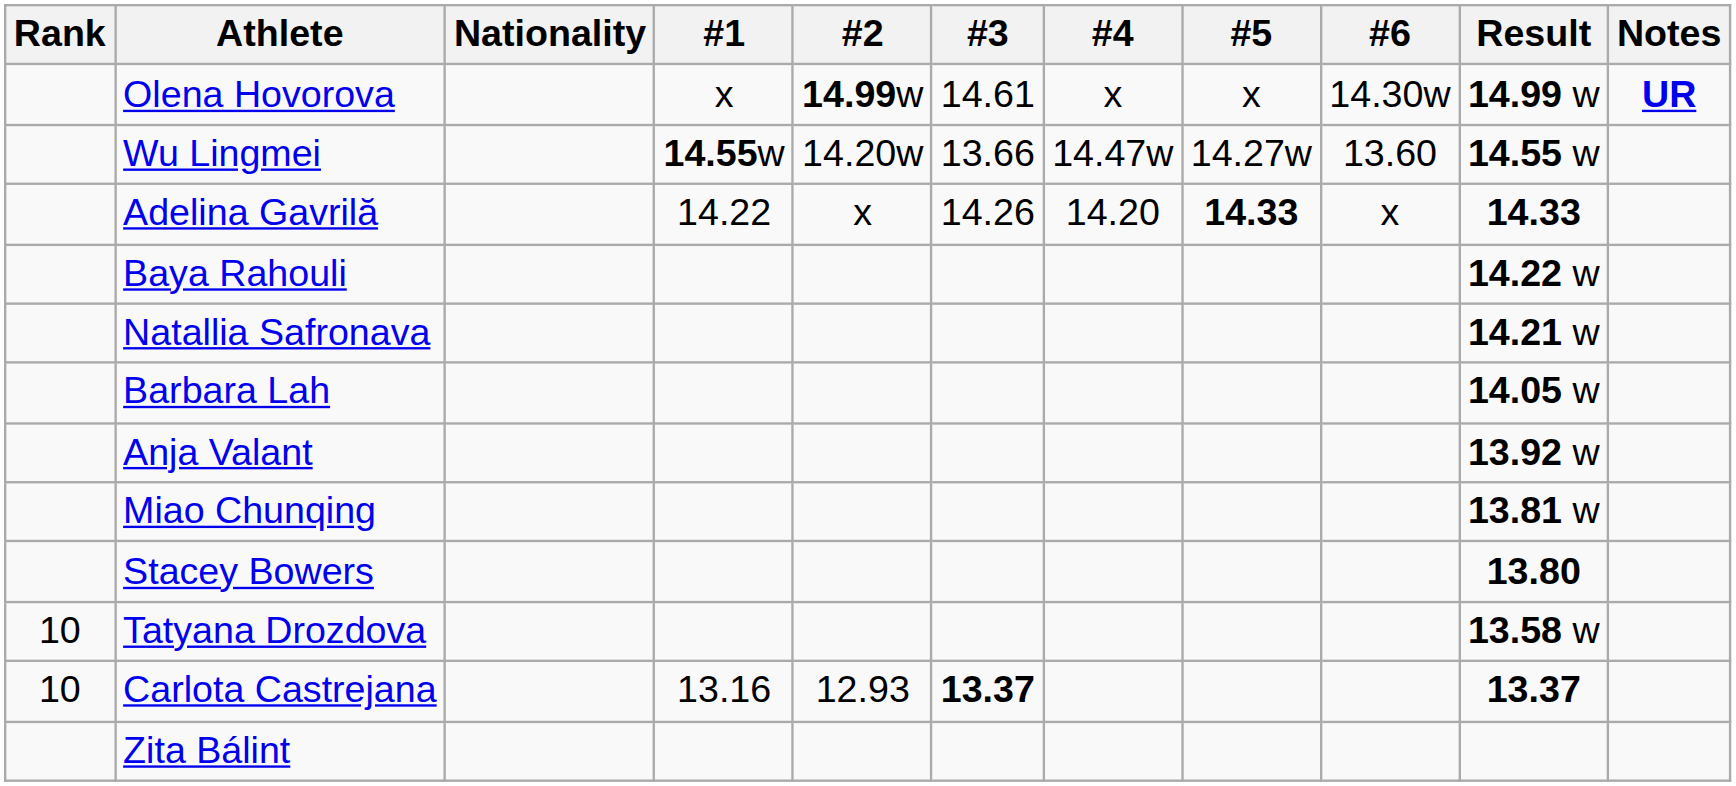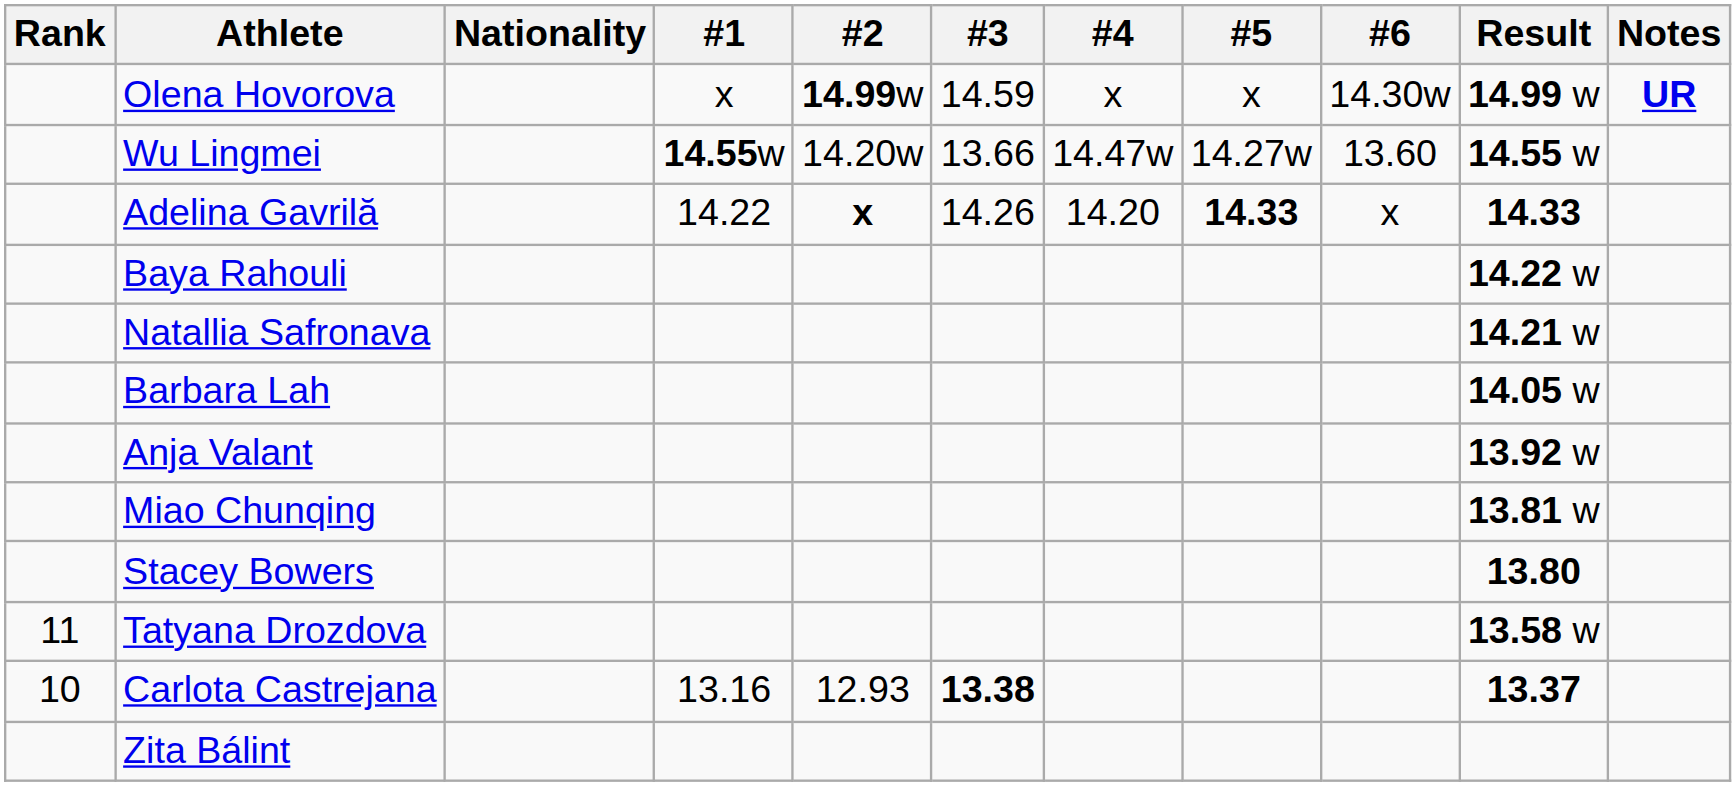(988, 93) 14.61 -> (988, 93) 14.59
(863, 213) normal -> (863, 213) bold
(60, 630) 10 -> (60, 630) 11
(988, 690) 13.37 -> (988, 690) 13.38
